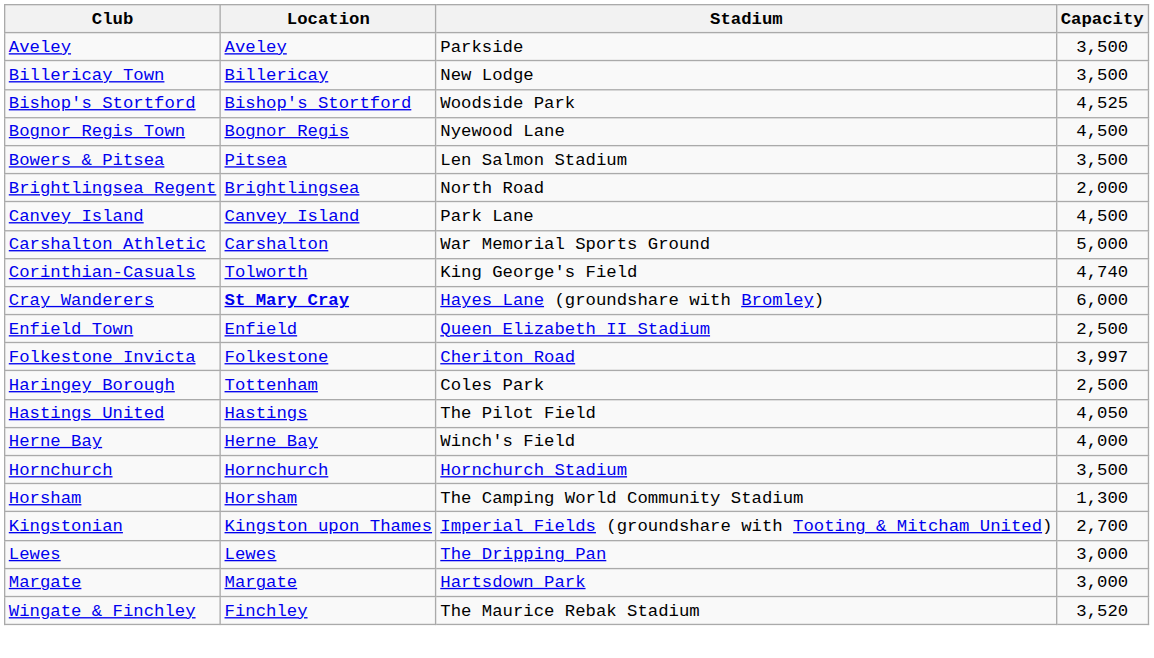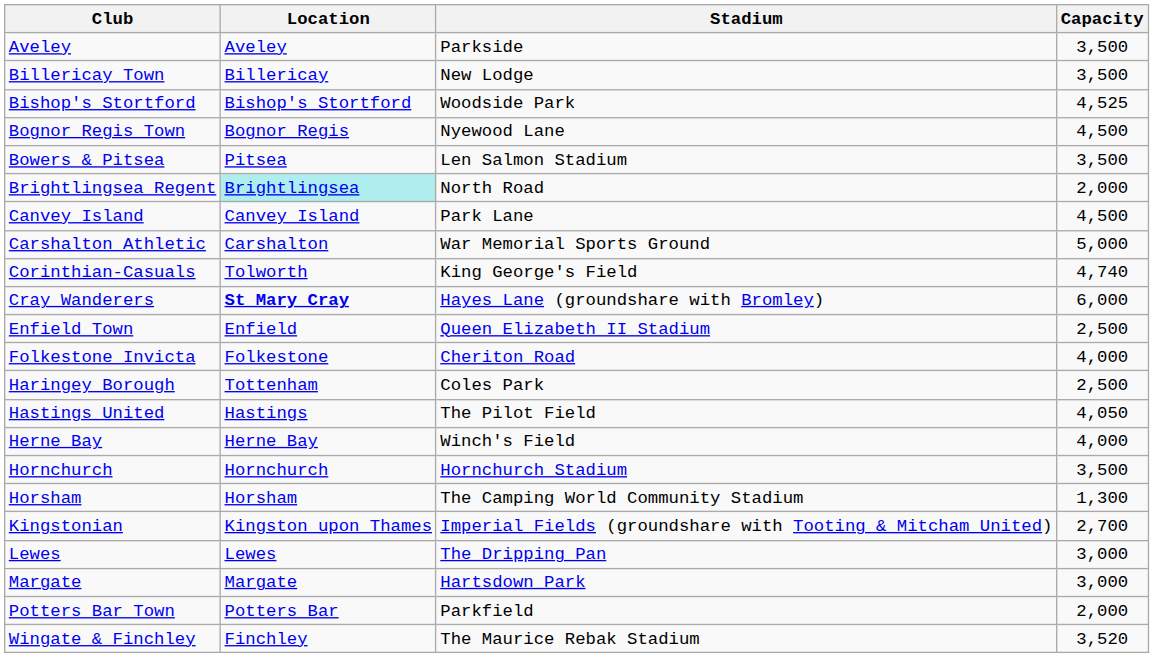(292, 188) no background -> (292, 188) paleturquoise background
(1102, 357) 3,997 -> (1102, 357) 4,000
+ row: (92, 611)
